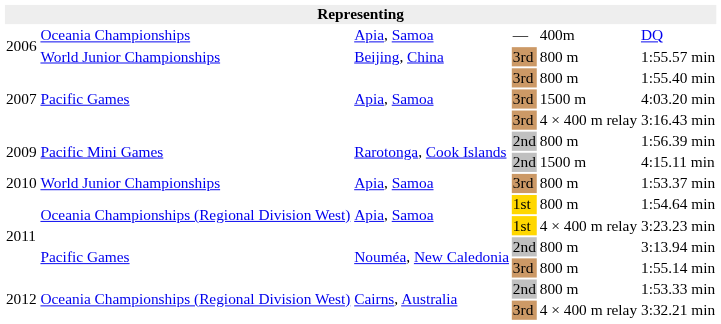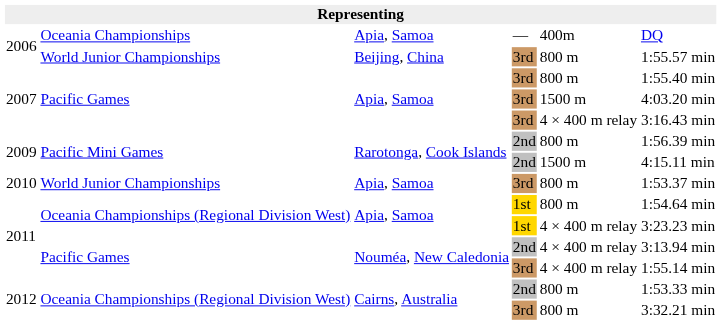(559, 246) 800 m -> (588, 246) 4 × 400 m relay
(559, 267) 800 m -> (588, 267) 4 × 400 m relay
(588, 310) 4 × 400 m relay -> (559, 310) 800 m
